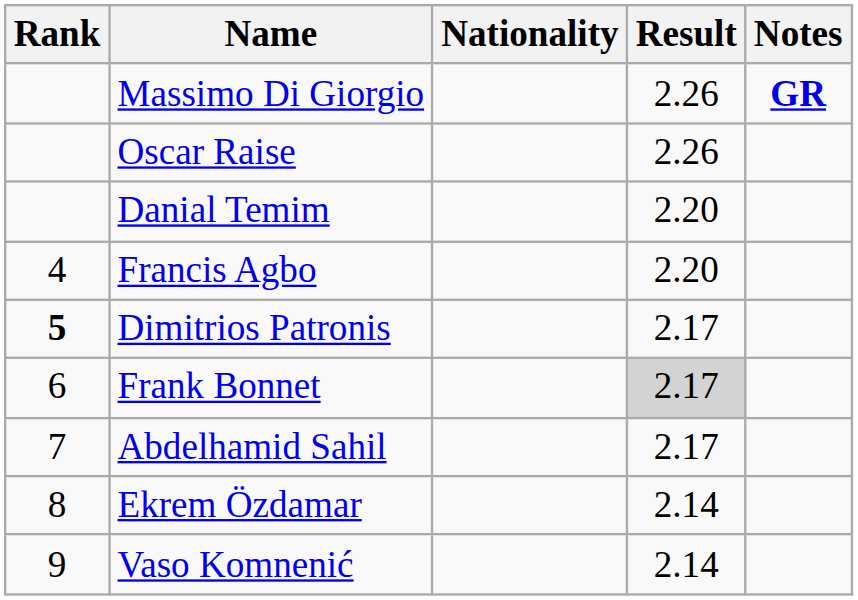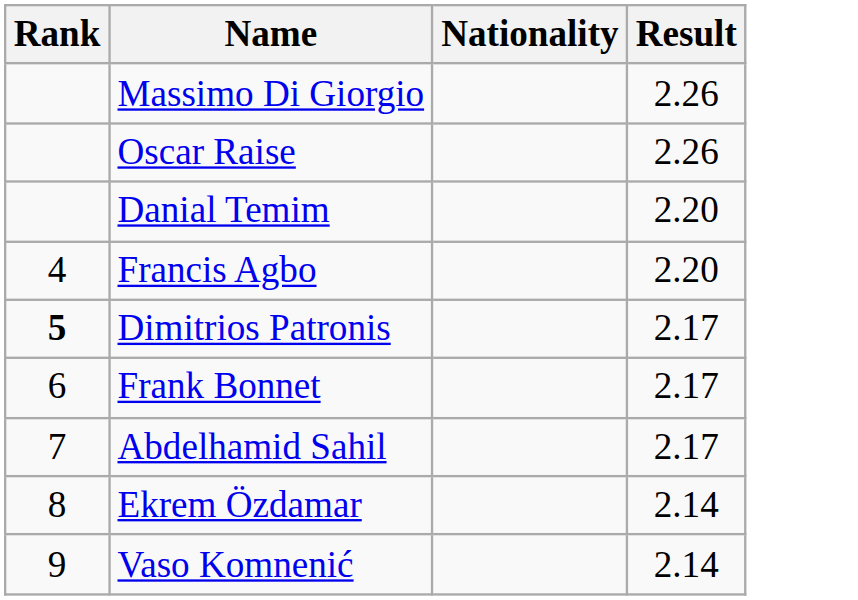- column: (798, 33)
(686, 387) lightgrey background -> (686, 387) no background
